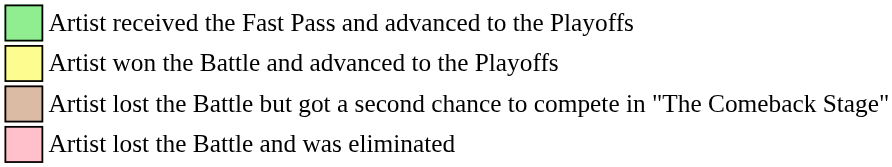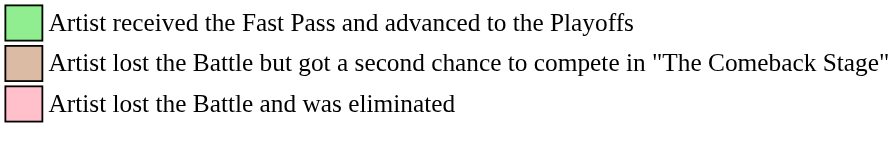- row: (304, 63)
